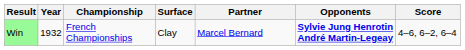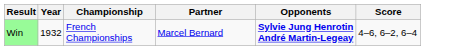- column: (175, 12)
